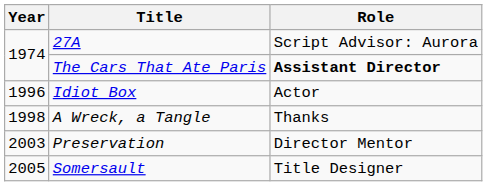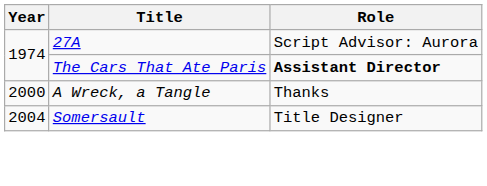- row: (95, 93)
(27, 118) 1998 -> (27, 93) 2000
- row: (108, 143)
(27, 168) 2005 -> (27, 118) 2004
